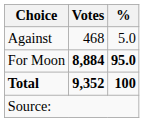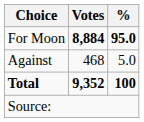rows swapped: (36, 60) <-> (30, 38)
